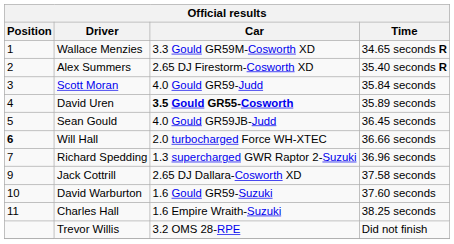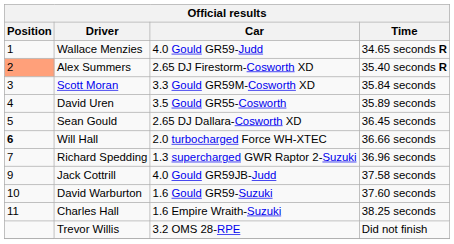(234, 49) 3.3 Gould GR59M-Cosworth XD -> (208, 49) 4.0 Gould GR59-Judd
(10, 67) no background -> (10, 67) lightsalmon background
(208, 85) 4.0 Gould GR59-Judd -> (234, 85) 3.3 Gould GR59M-Cosworth XD
(223, 103) bold -> (220, 103) normal
(214, 121) 4.0 Gould GR59JB-Judd -> (227, 121) 2.65 DJ Dallara-Cosworth XD
(227, 175) 2.65 DJ Dallara-Cosworth XD -> (214, 175) 4.0 Gould GR59JB-Judd
